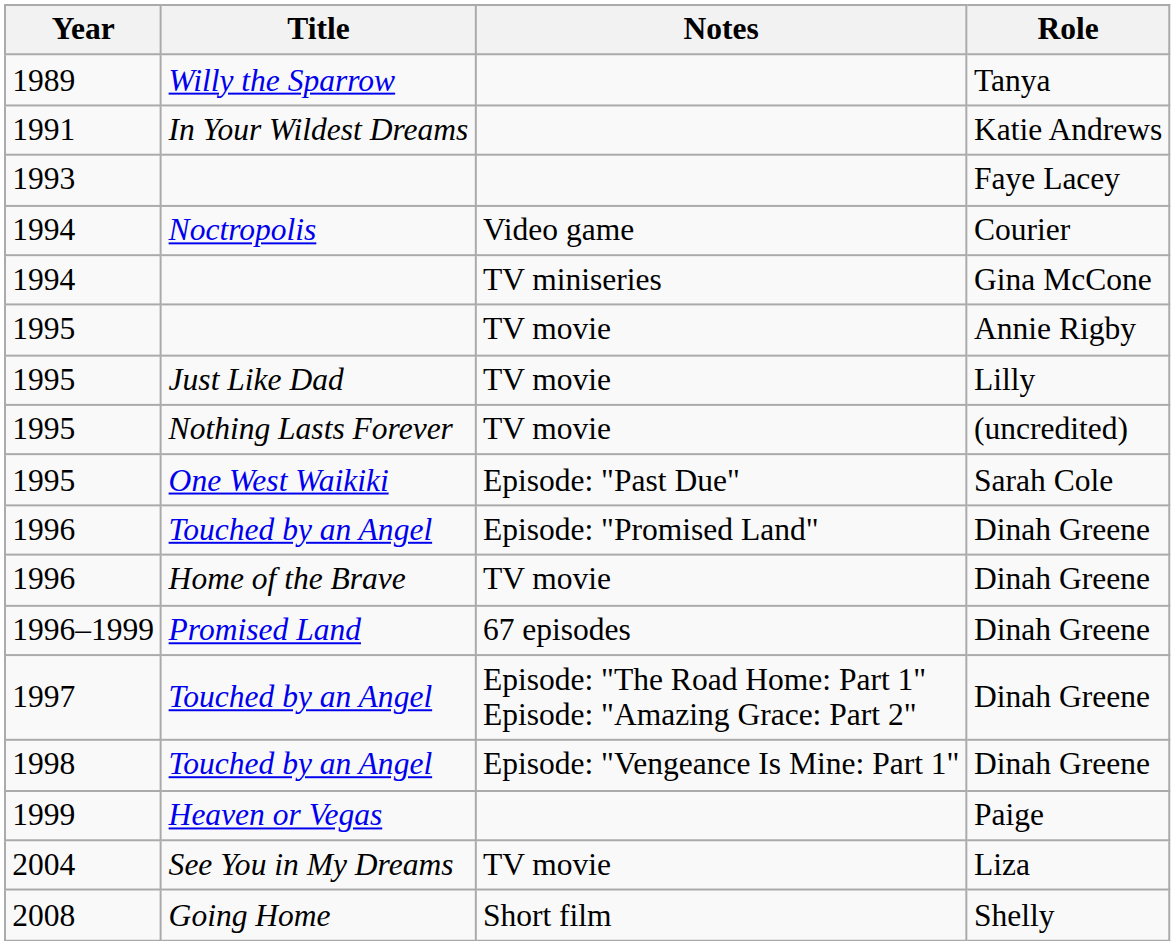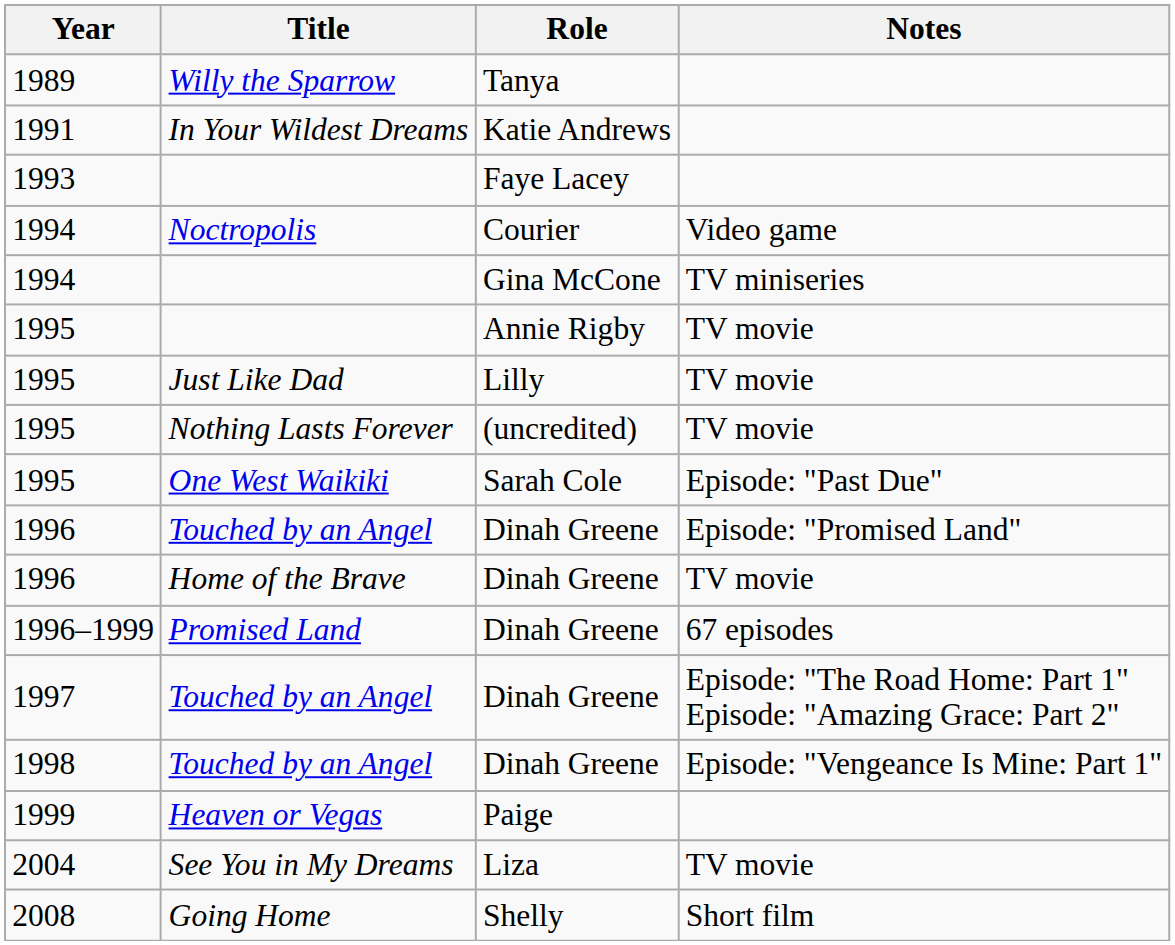columns swapped: (1068, 29) <-> (721, 29)
